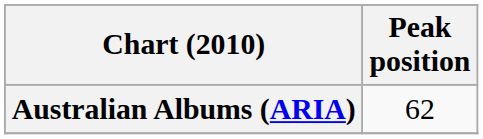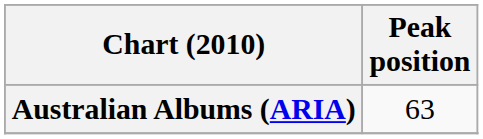(420, 108) 62 -> (420, 108) 63
